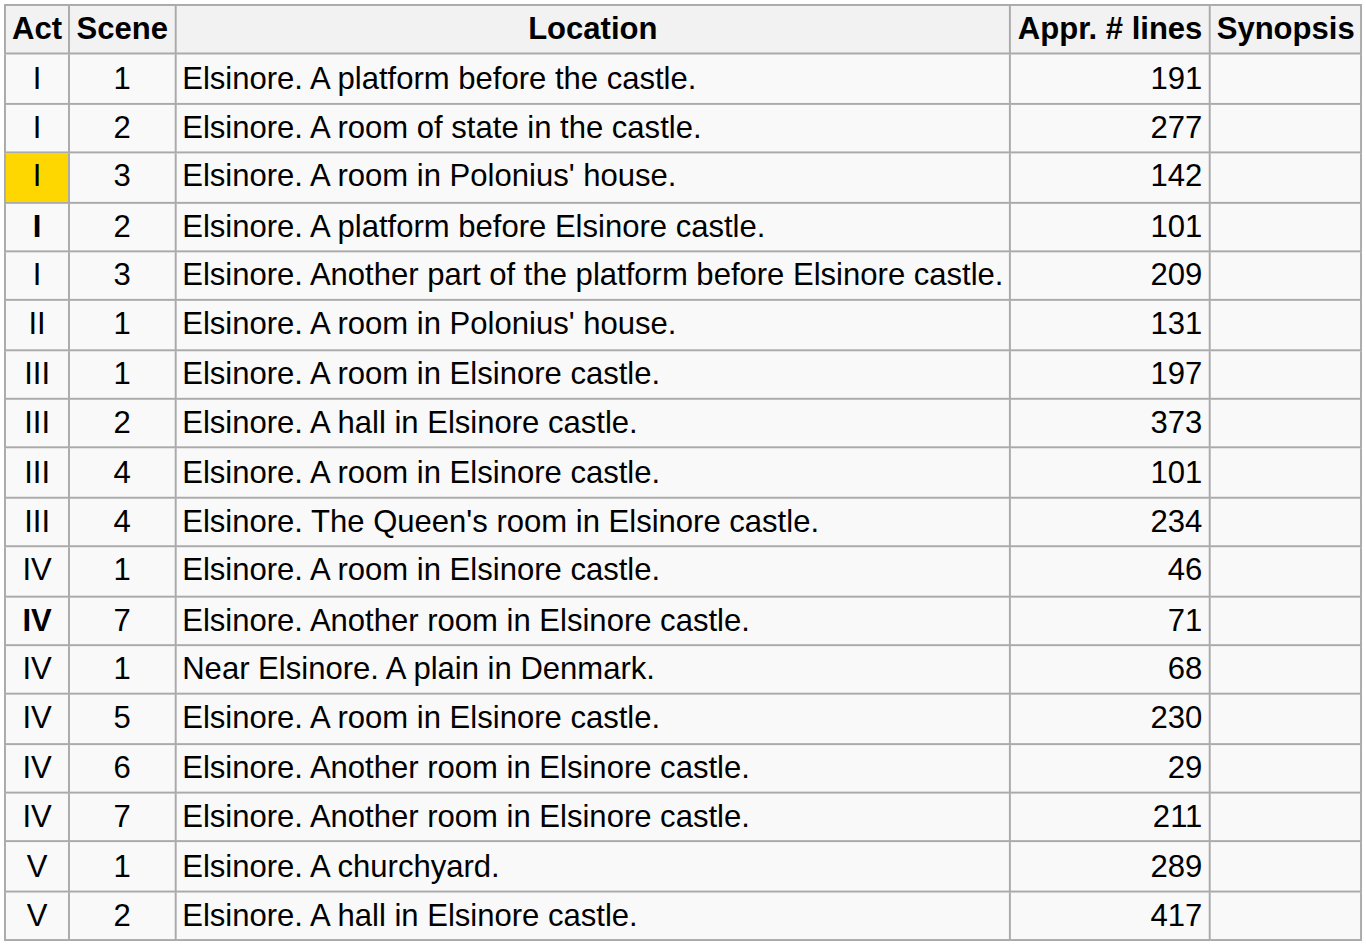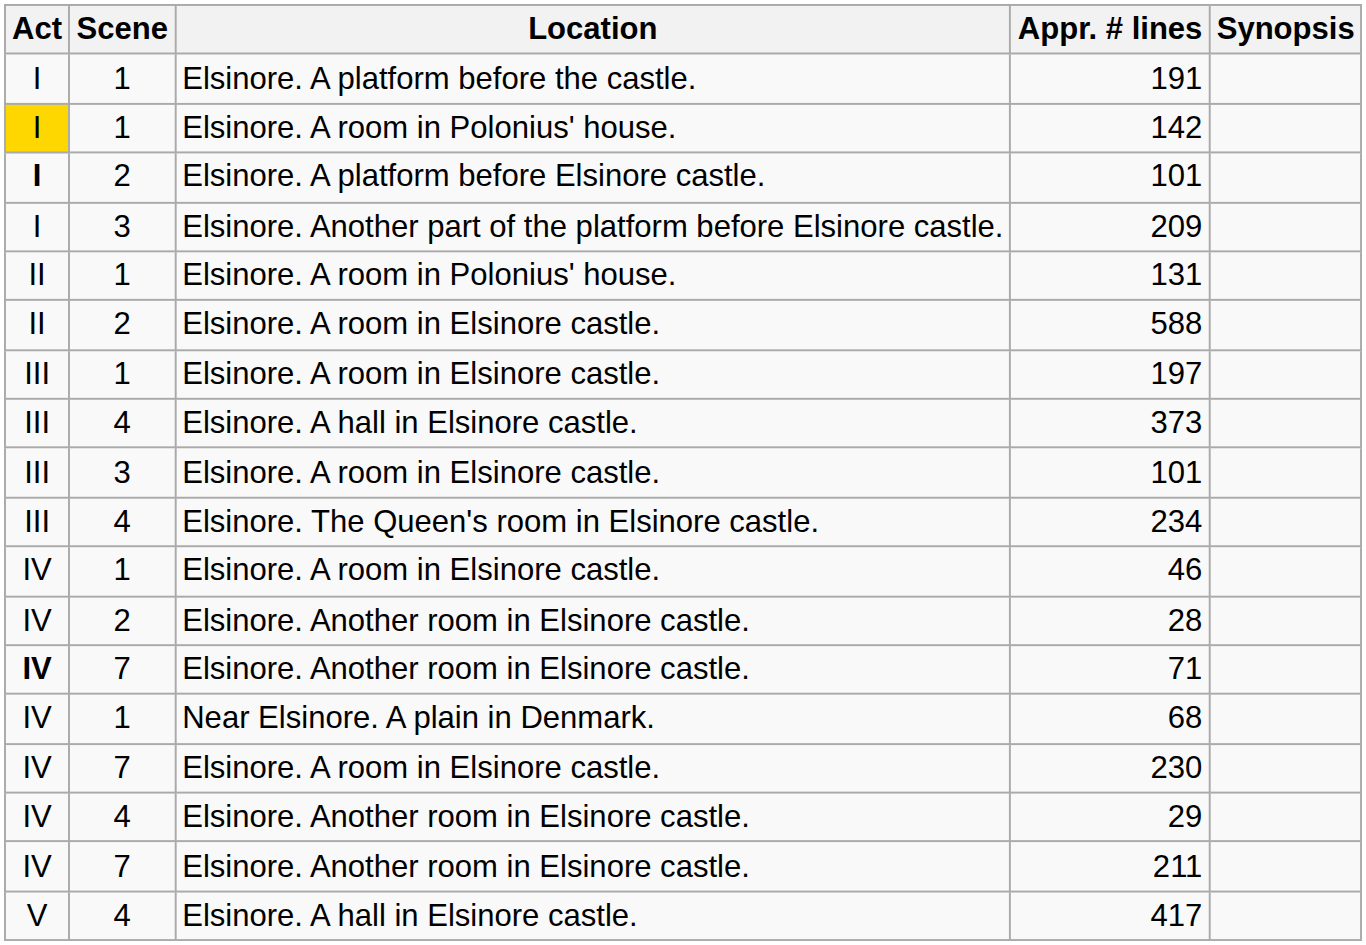- row: (442, 127)
(122, 176) 3 -> (122, 127) 1
+ row: (421, 324)
(122, 422) 2 -> (122, 422) 4
(122, 472) 4 -> (122, 472) 3
+ row: (466, 619)
(122, 718) 5 -> (122, 767) 7
(122, 767) 6 -> (122, 816) 4
- row: (341, 865)
(122, 915) 2 -> (122, 915) 4
